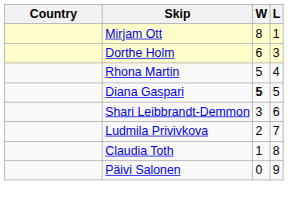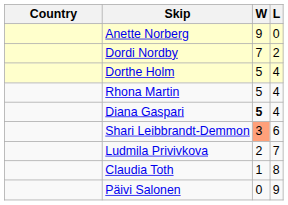+ row: (147, 33)
- row: (134, 33)
+ row: (142, 53)
(259, 53) 6 -> (259, 72) 5
(276, 53) 3 -> (276, 72) 4
(276, 92) 5 -> (276, 111) 4
(259, 111) no background -> (259, 131) lightsalmon background
